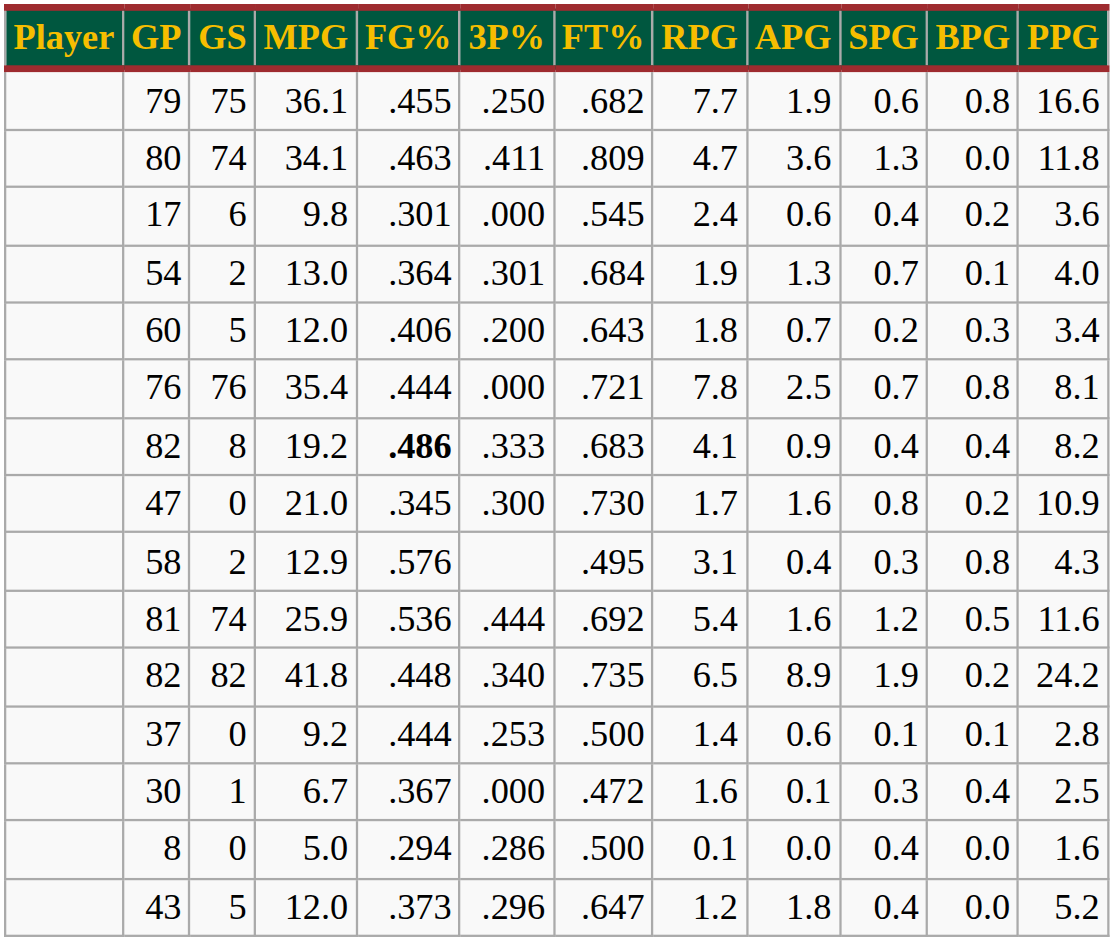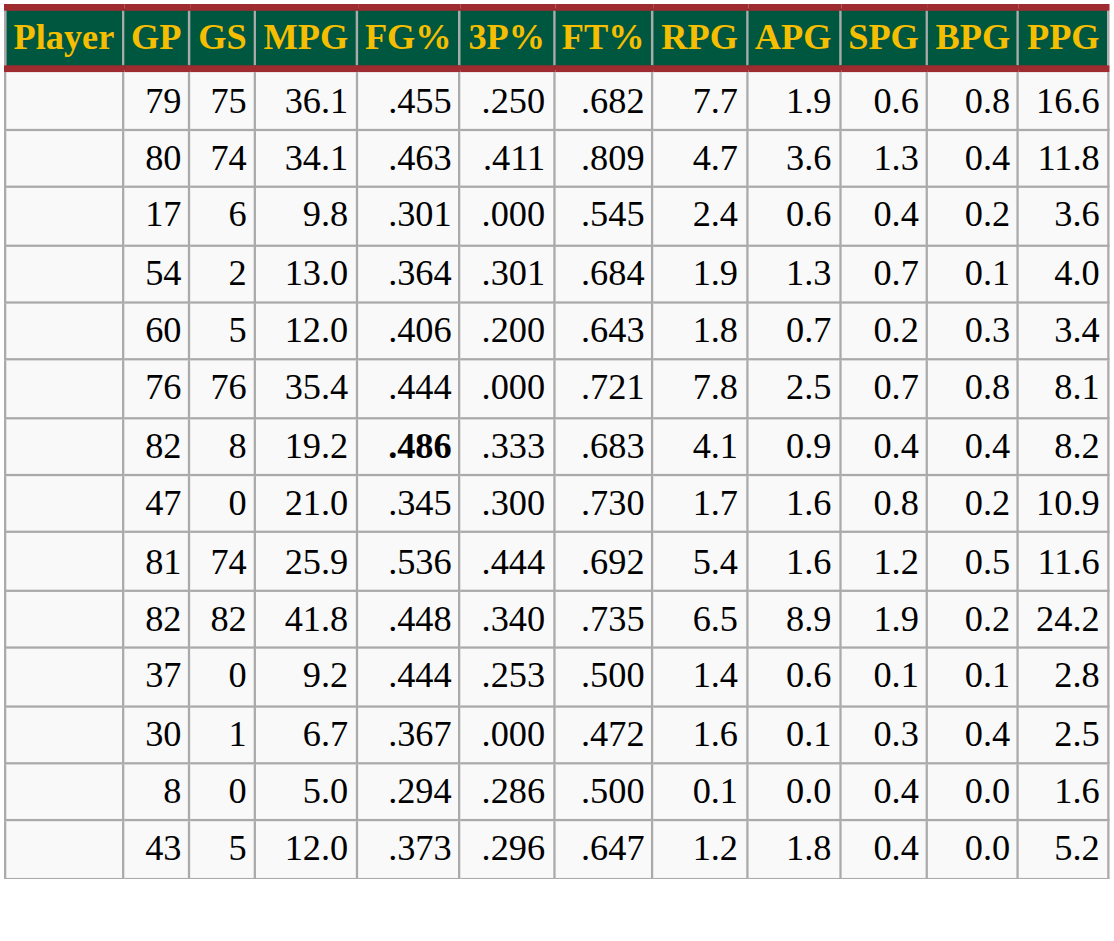(988, 157) 0.0 -> (988, 157) 0.4
- row: (163, 560)
